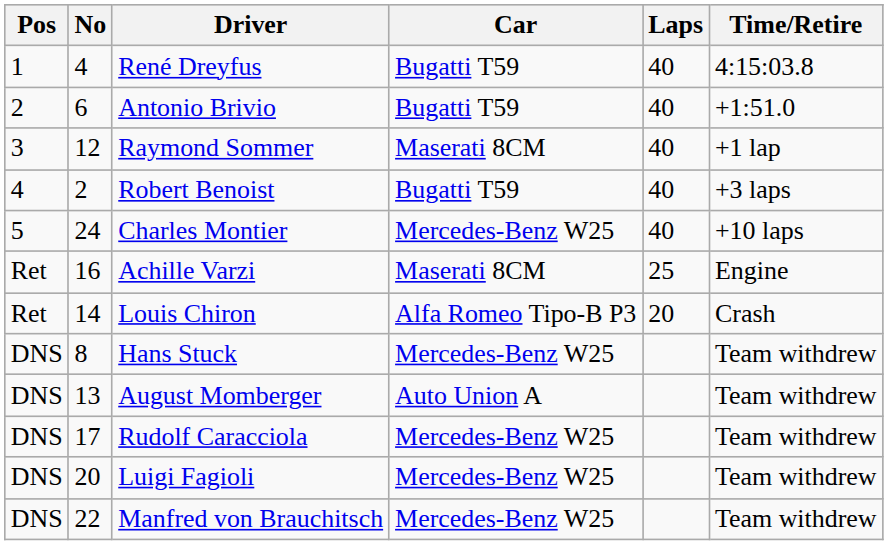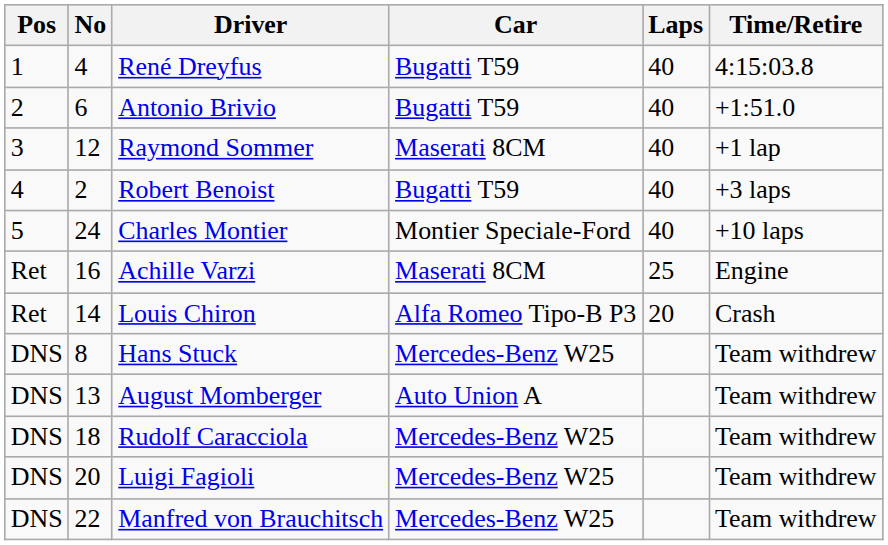(505, 230) Mercedes-Benz W25 -> (513, 230) Montier Speciale-Ford
(88, 436) 17 -> (88, 436) 18
